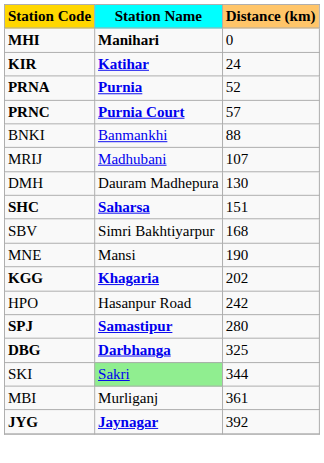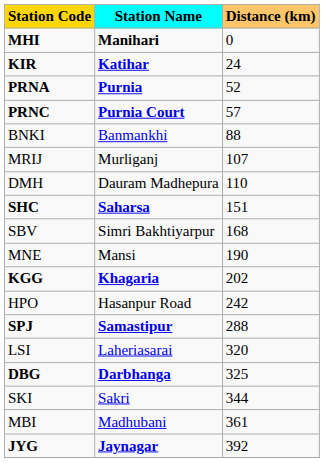(132, 159) Madhubani -> (128, 159) Murliganj
(237, 183) 130 -> (237, 183) 110
(237, 326) 280 -> (237, 326) 288
+ row: (19, 350)
(114, 374) lightgreen background -> (114, 398) no background
(128, 398) Murliganj -> (132, 421) Madhubani
